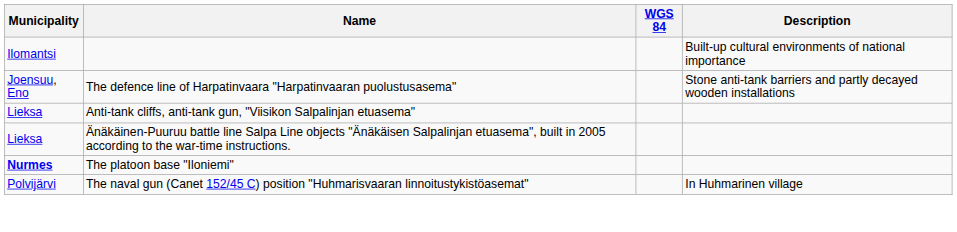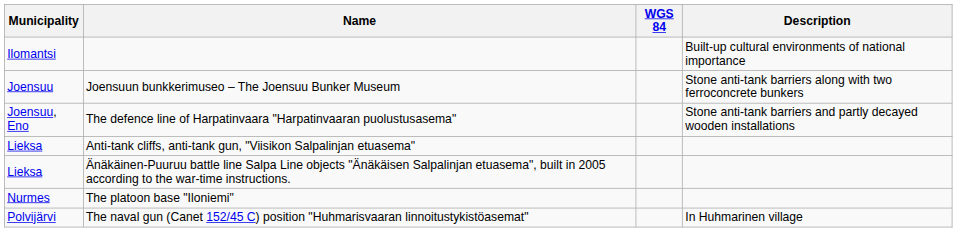+ row: (243, 86)
(30, 165) bold -> (28, 198) normal
